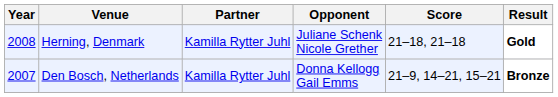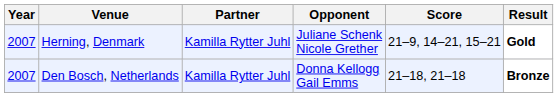(21, 42) 2008 -> (21, 42) 2007
(427, 42) 21–18, 21–18 -> (444, 42) 21–9, 14–21, 15–21
(444, 76) 21–9, 14–21, 15–21 -> (427, 76) 21–18, 21–18
